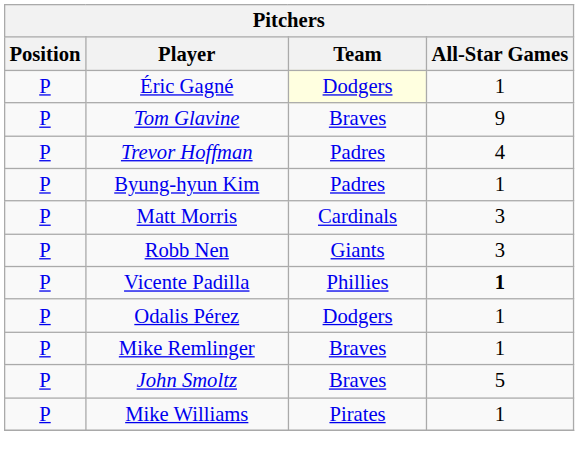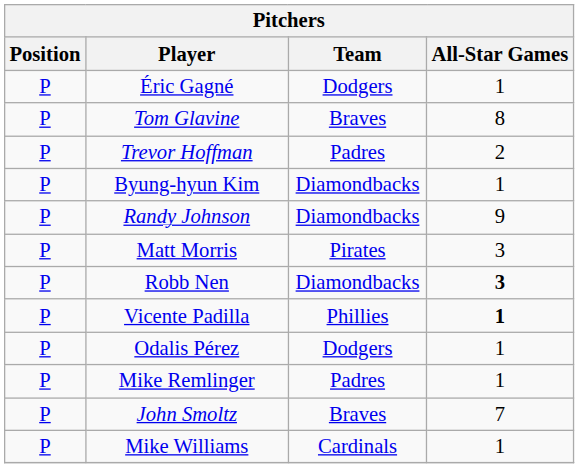(358, 86) lightyellow background -> (358, 86) no background
(500, 119) 9 -> (500, 119) 8
(500, 151) 4 -> (500, 151) 2
(358, 184) Padres -> (358, 184) Diamondbacks
+ row: (187, 217)
(358, 217) Cardinals -> (358, 250) Pirates
(358, 250) Giants -> (358, 282) Diamondbacks
(500, 250) normal -> (500, 282) bold
(358, 348) Braves -> (358, 380) Padres
(500, 380) 5 -> (500, 413) 7
(358, 413) Pirates -> (358, 446) Cardinals
